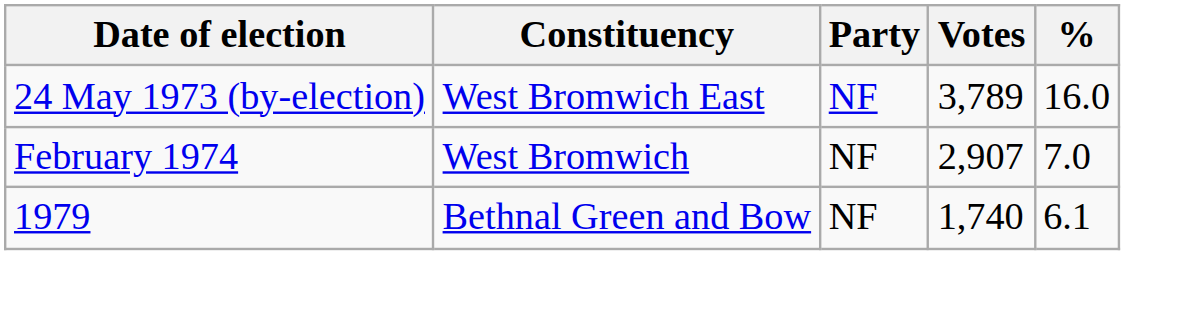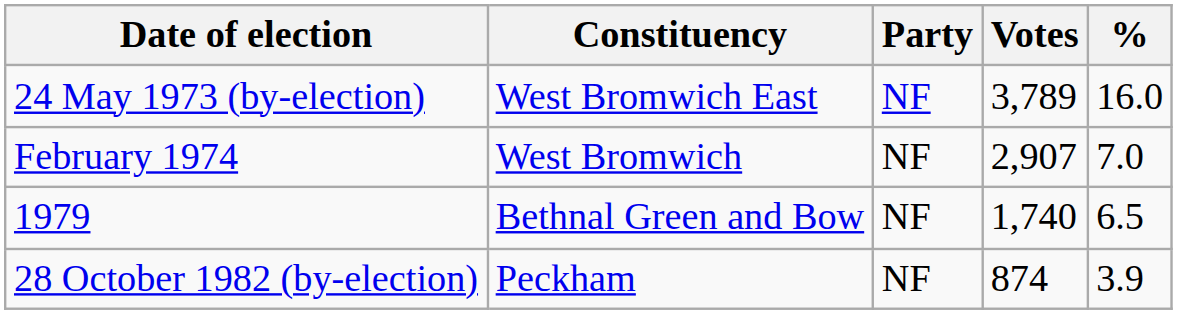(1067, 216) 6.1 -> (1120, 216) 6.5
+ row: (246, 277)
